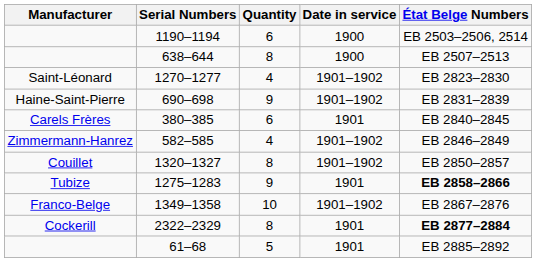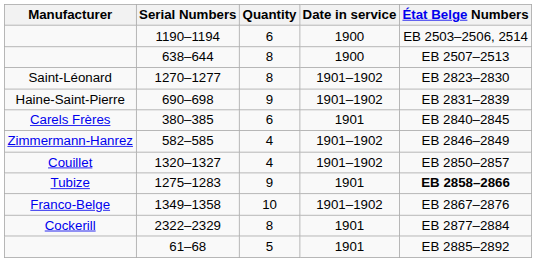(270, 78) 4 -> (270, 78) 8
(270, 162) 8 -> (270, 162) 4
(466, 225) bold -> (466, 225) normal
